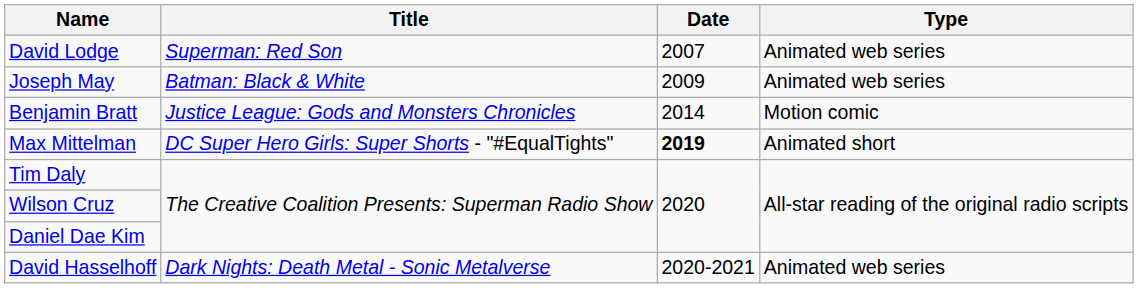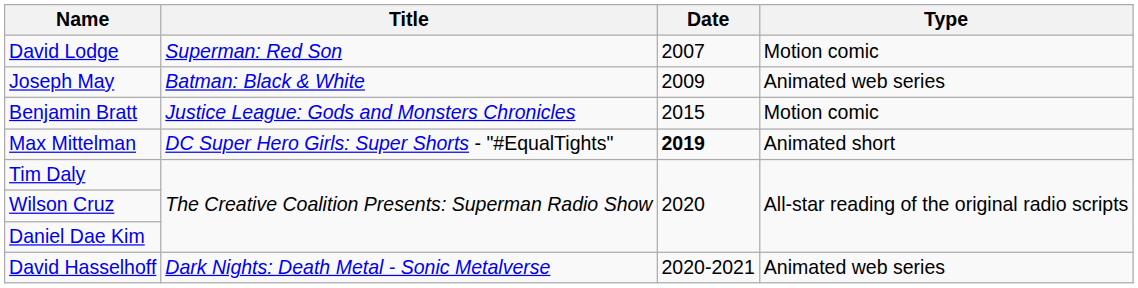(854, 50) Animated web series -> (821, 50) Motion comic
(683, 112) 2014 -> (683, 112) 2015
